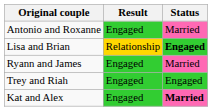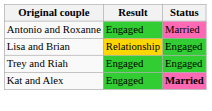(185, 47) bold -> (184, 47) normal
- row: (44, 64)
